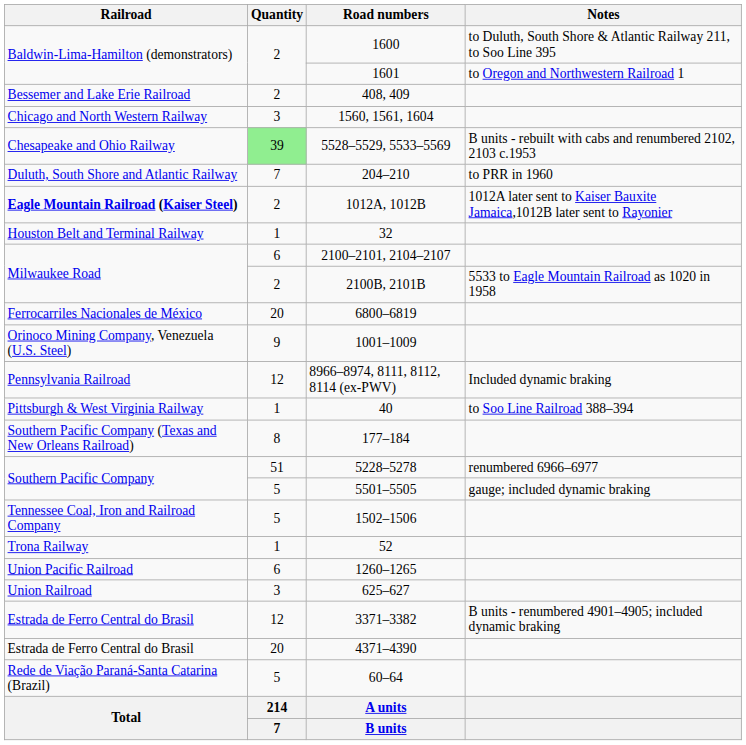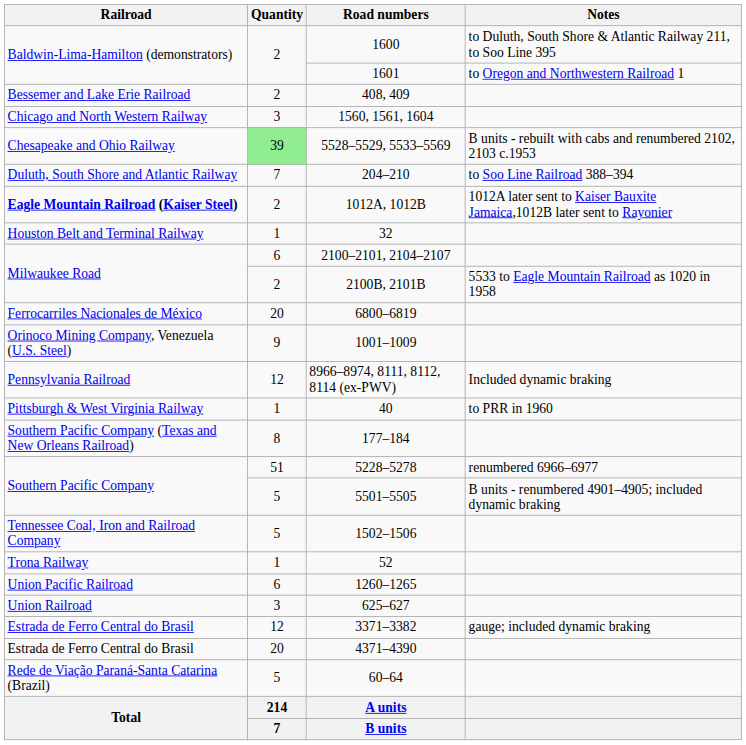(511, 175) to PRR in 1960 -> (551, 175) to Soo Line Railroad 388–394
(551, 409) to Soo Line Railroad 388–394 -> (511, 409) to PRR in 1960
(559, 489) gauge; included dynamic braking -> (586, 496) B units - renumbered 4901–4905; included dynamic braking
(586, 619) B units - renumbered 4901–4905; included dynamic braking -> (559, 627) gauge; included dynamic braking
